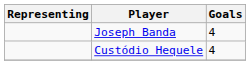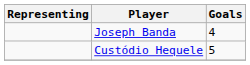(212, 51) 4 -> (212, 51) 5
